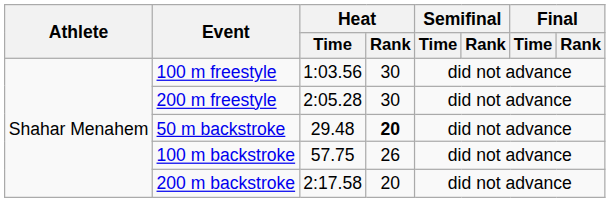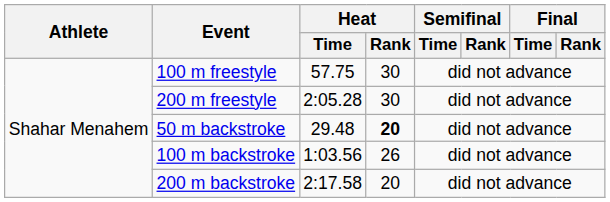(333, 73) 1:03.56 -> (333, 73) 57.75
(333, 156) 57.75 -> (333, 156) 1:03.56
